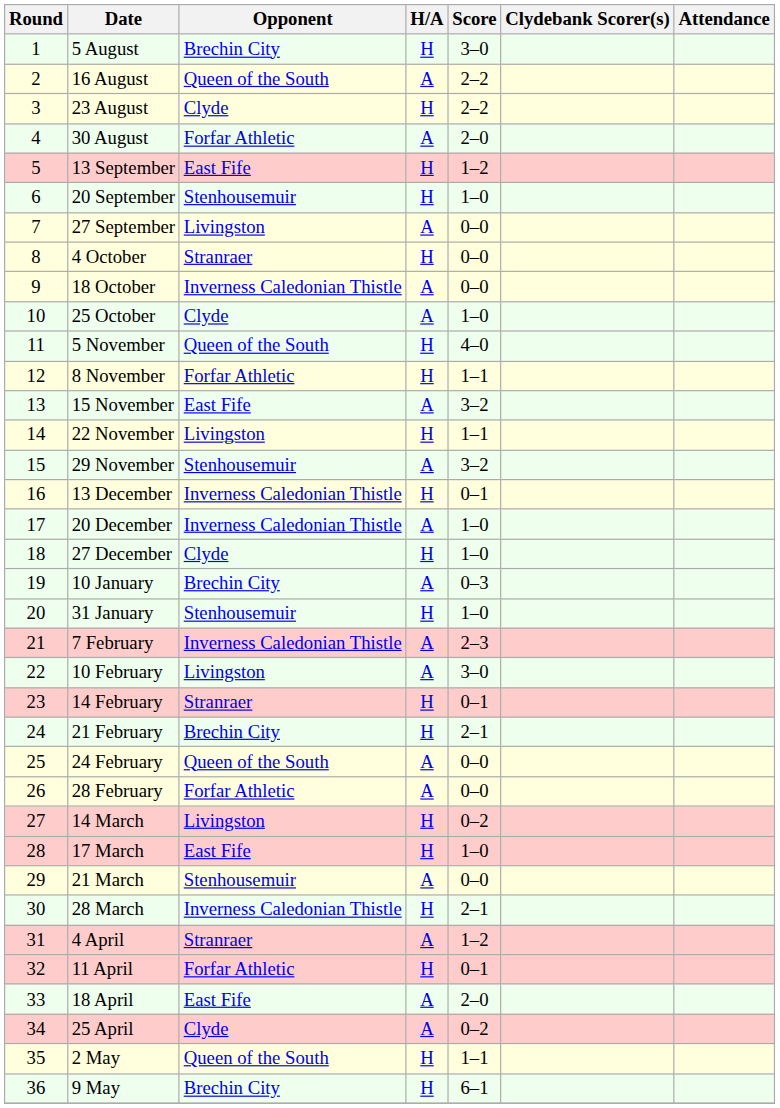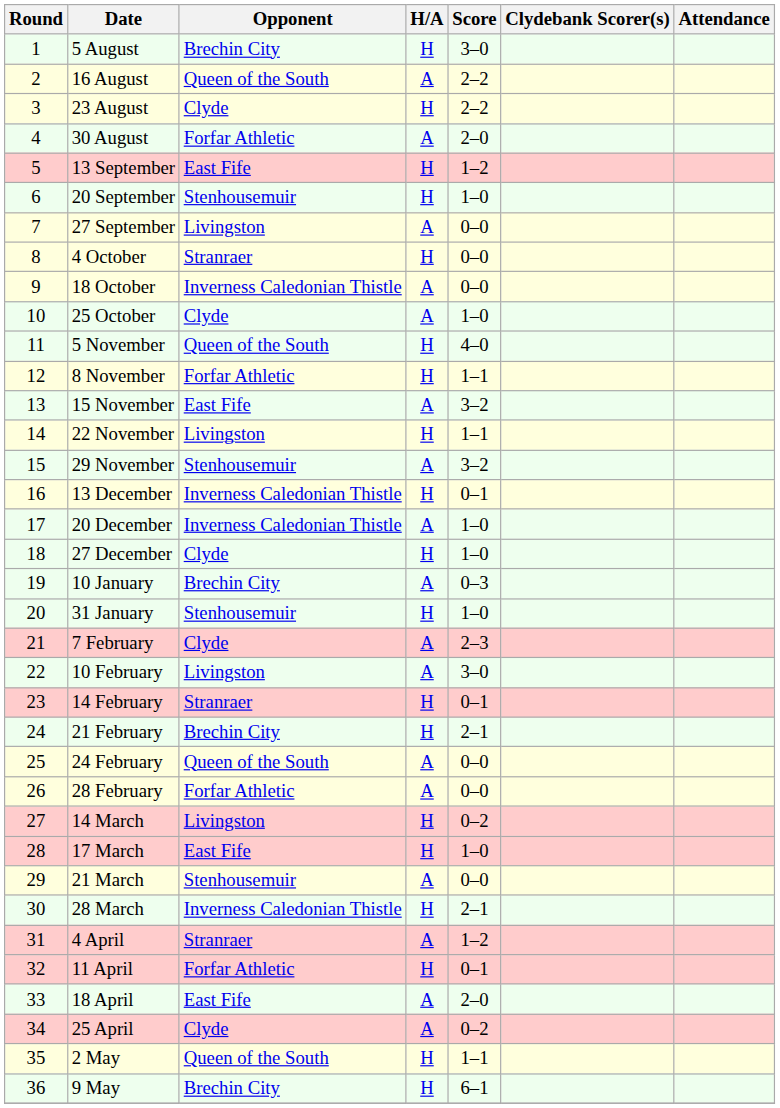(293, 642) Inverness Caledonian Thistle -> (206, 642) Clyde
